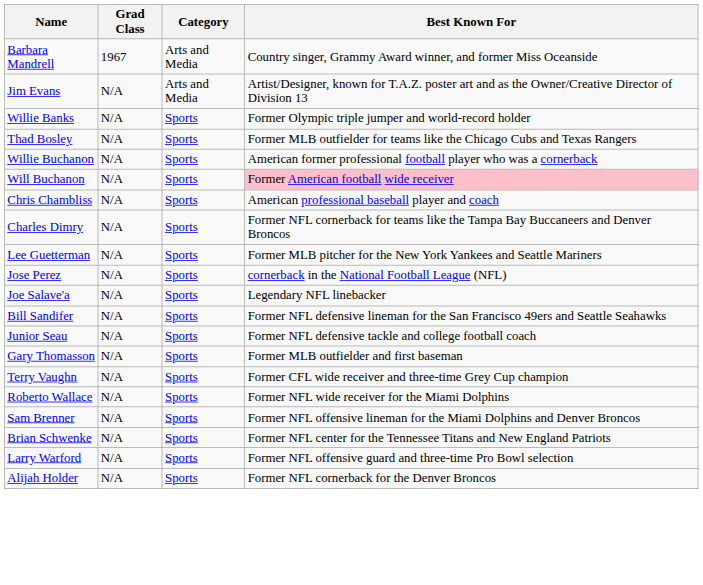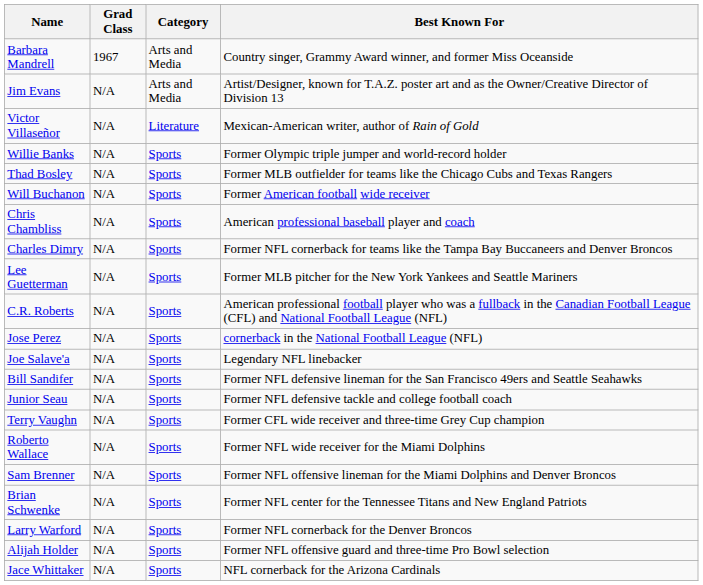+ row: (34, 125)
- row: (51, 159)
(351, 179) pink background -> (327, 194) no background
+ row: (41, 311)
- row: (51, 356)
(410, 457) Former NFL offensive guard and three-time Pro Bowl selection -> (348, 529) Former NFL cornerback for the Denver Broncos
(372, 478) Former NFL cornerback for the Denver Broncos -> (386, 550) Former NFL offensive guard and three-time Pro Bowl selection
+ row: (45, 570)
